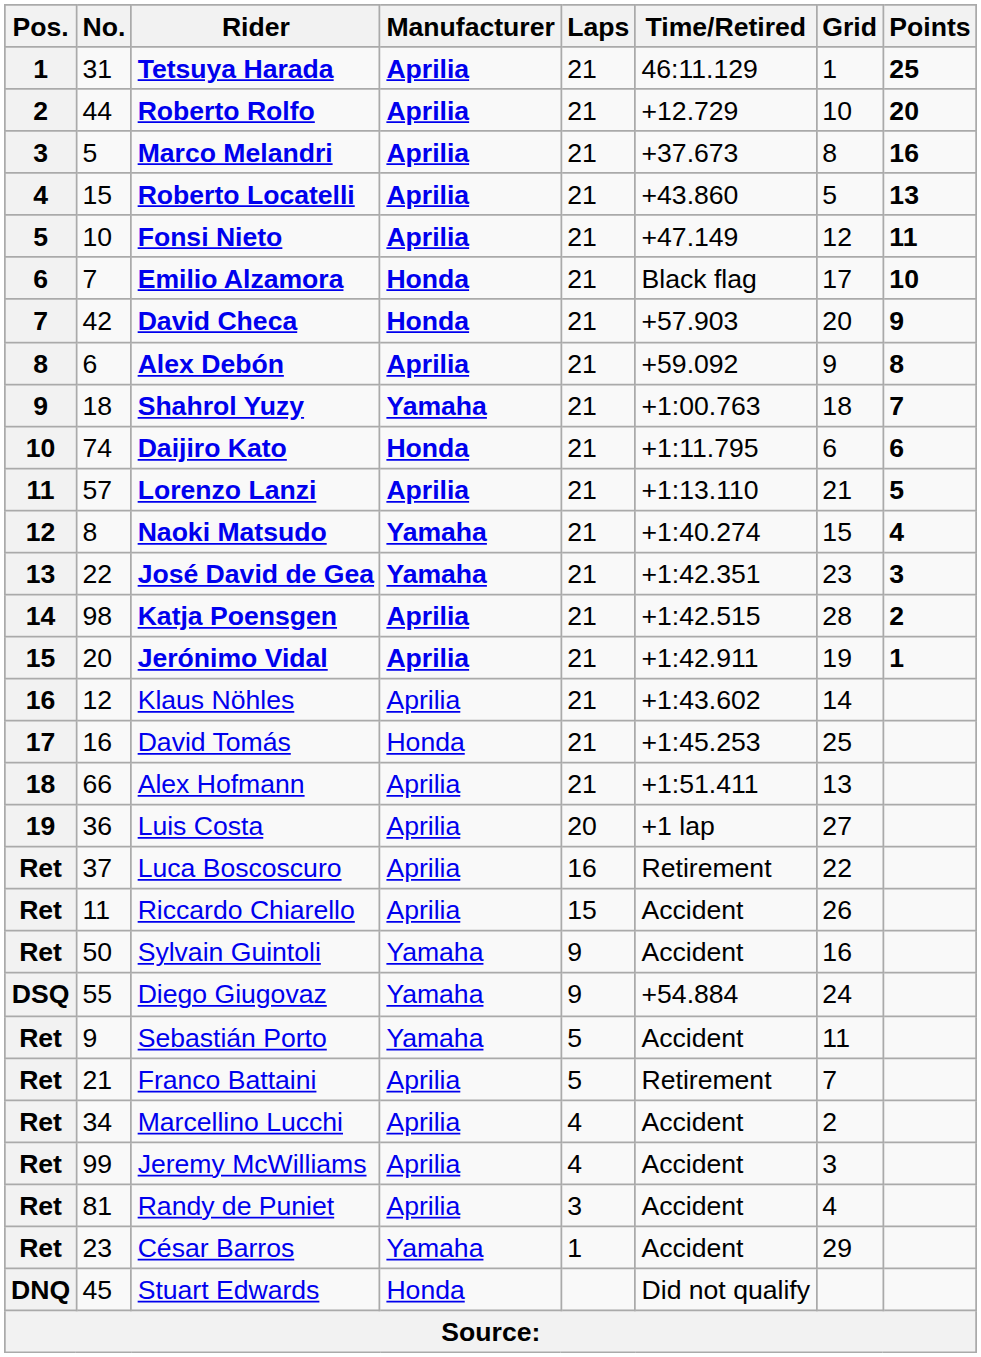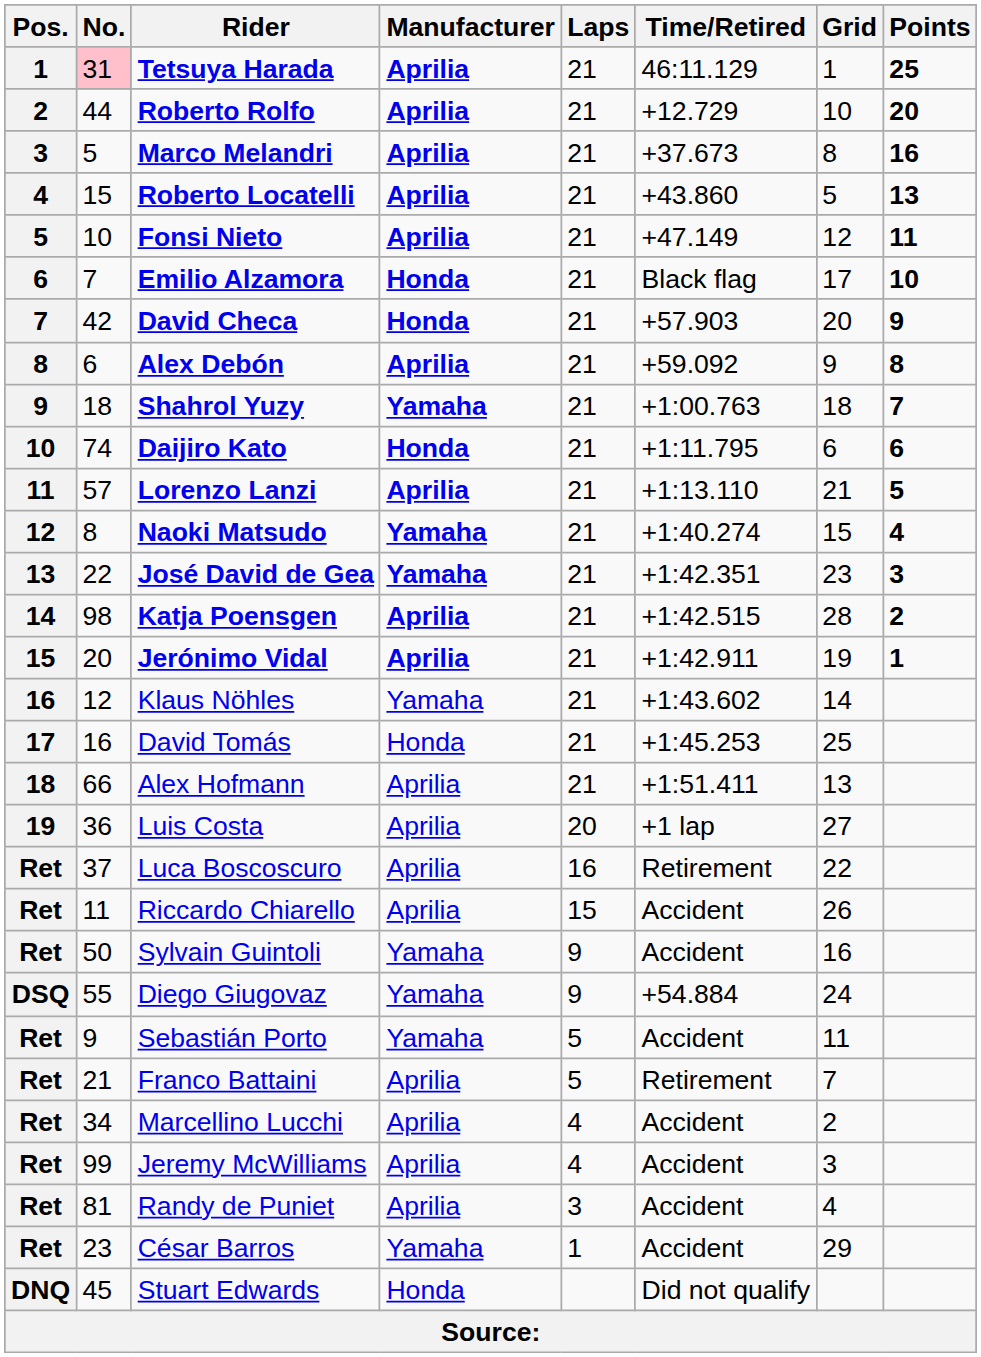(97, 68) no background -> (97, 68) pink background
(423, 700) Aprilia -> (435, 700) Yamaha
